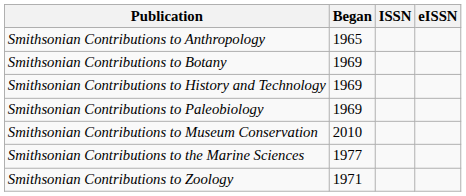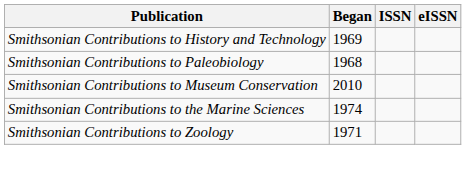- row: (136, 39)
- row: (117, 62)
(347, 109) 1969 -> (347, 62) 1968
(347, 156) 1977 -> (347, 109) 1974
